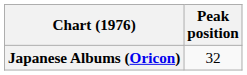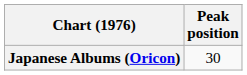(213, 57) 32 -> (213, 57) 30
